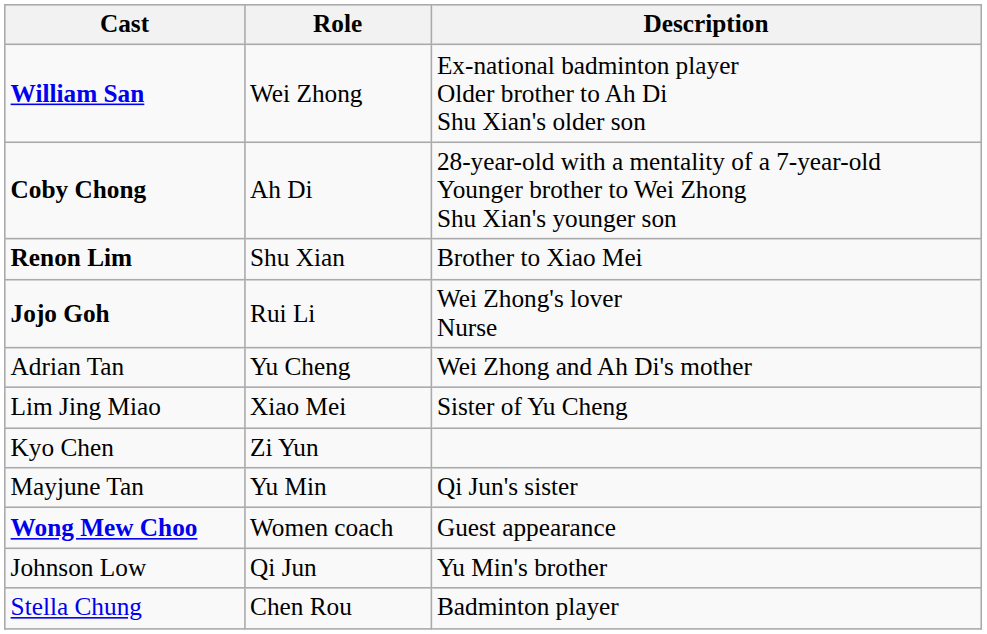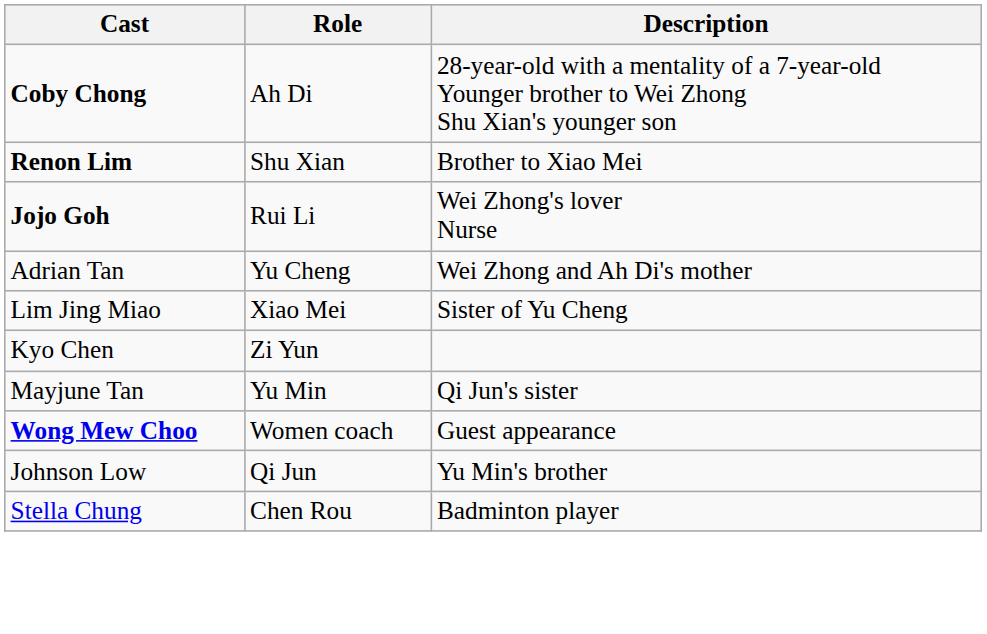- row: (77, 93)
